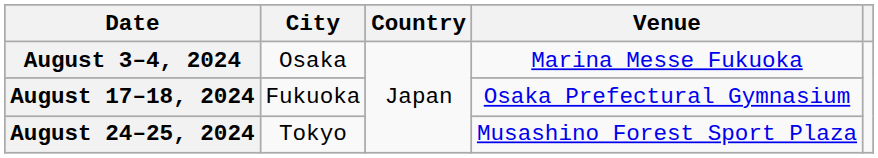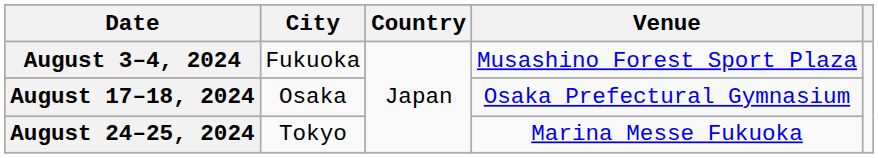(313, 60) Osaka -> (313, 60) Fukuoka
(667, 60) Marina Messe Fukuoka -> (667, 60) Musashino Forest Sport Plaza
(313, 97) Fukuoka -> (313, 97) Osaka
(667, 134) Musashino Forest Sport Plaza -> (667, 134) Marina Messe Fukuoka
